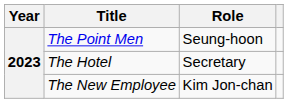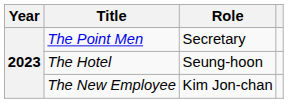(223, 39) Seung-hoon -> (214, 39) Secretary
(214, 62) Secretary -> (223, 62) Seung-hoon
